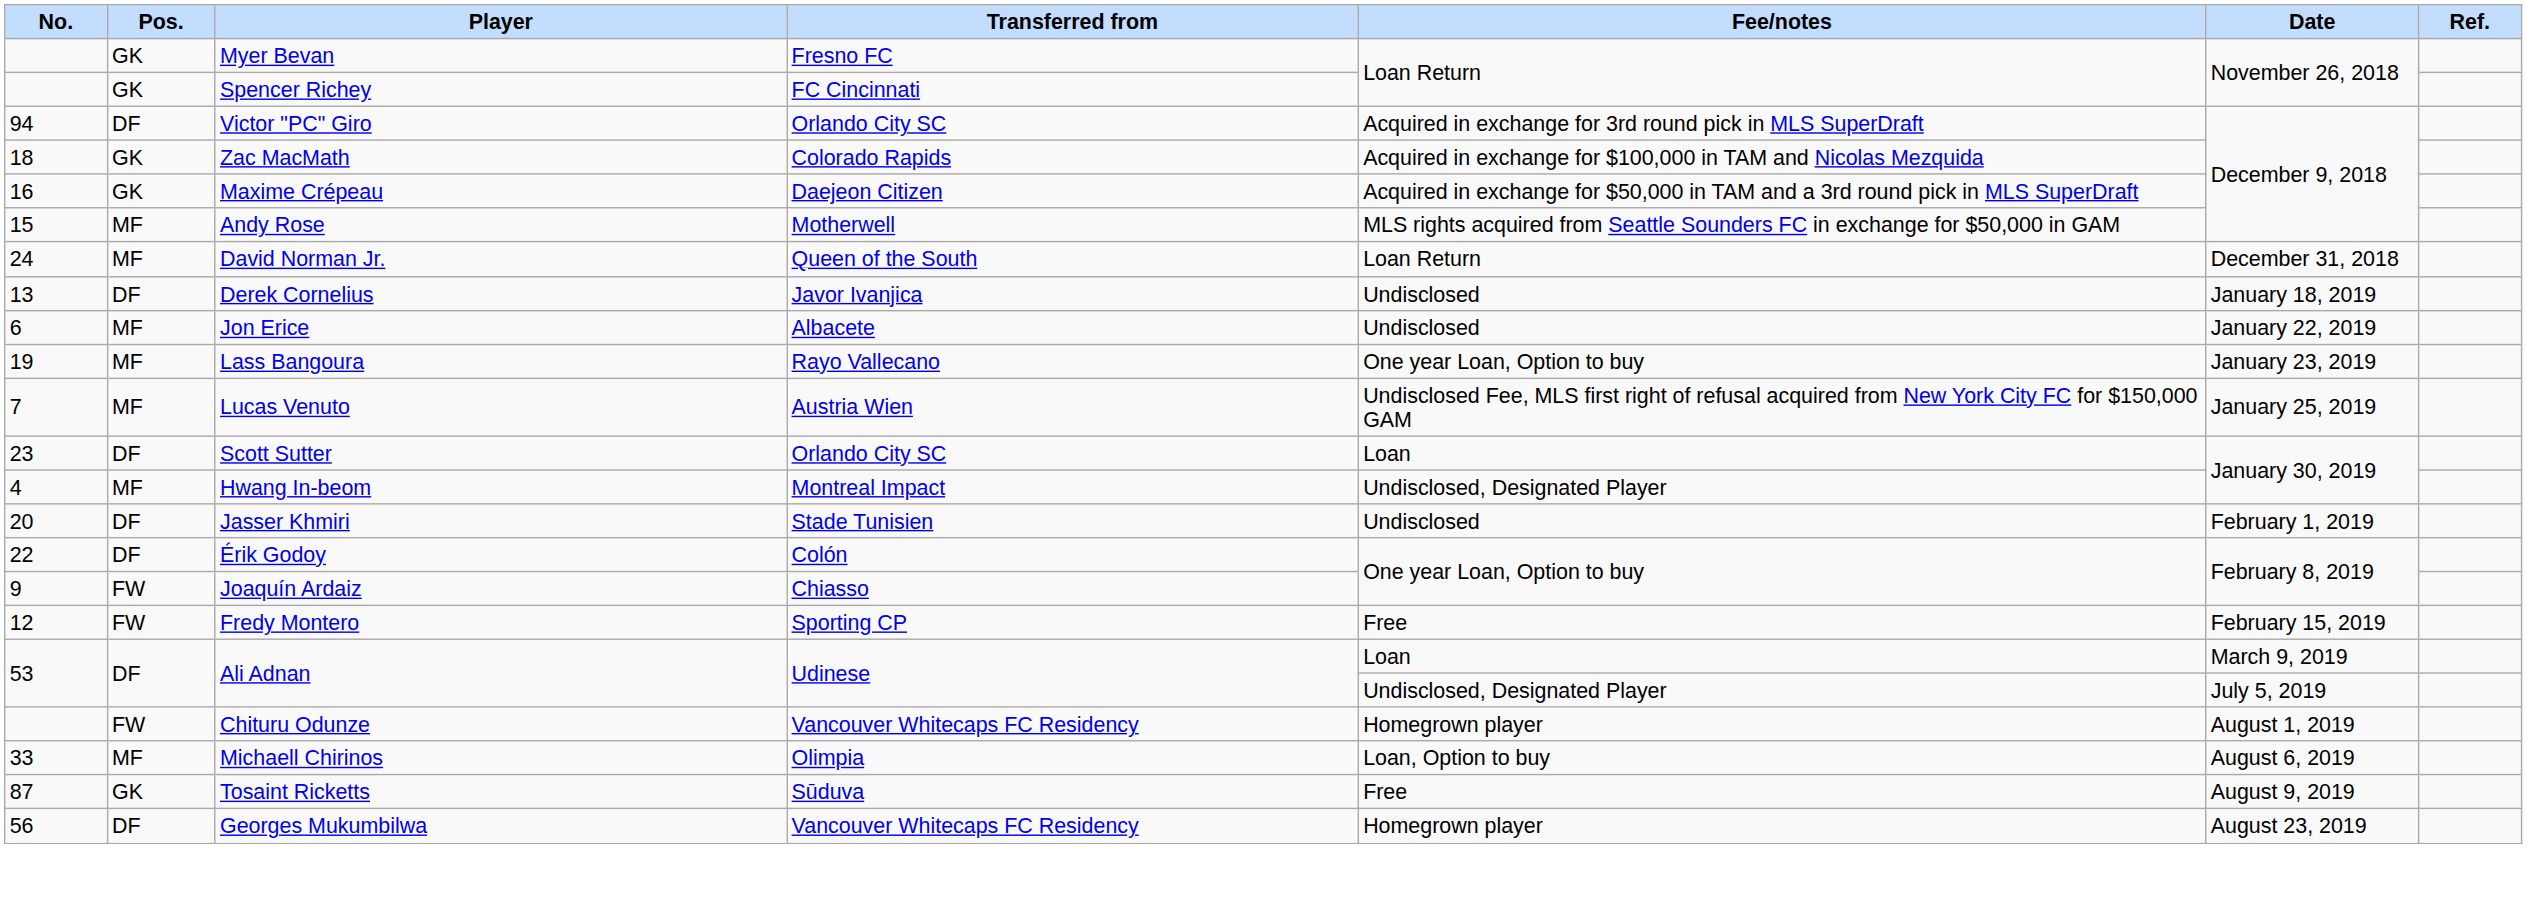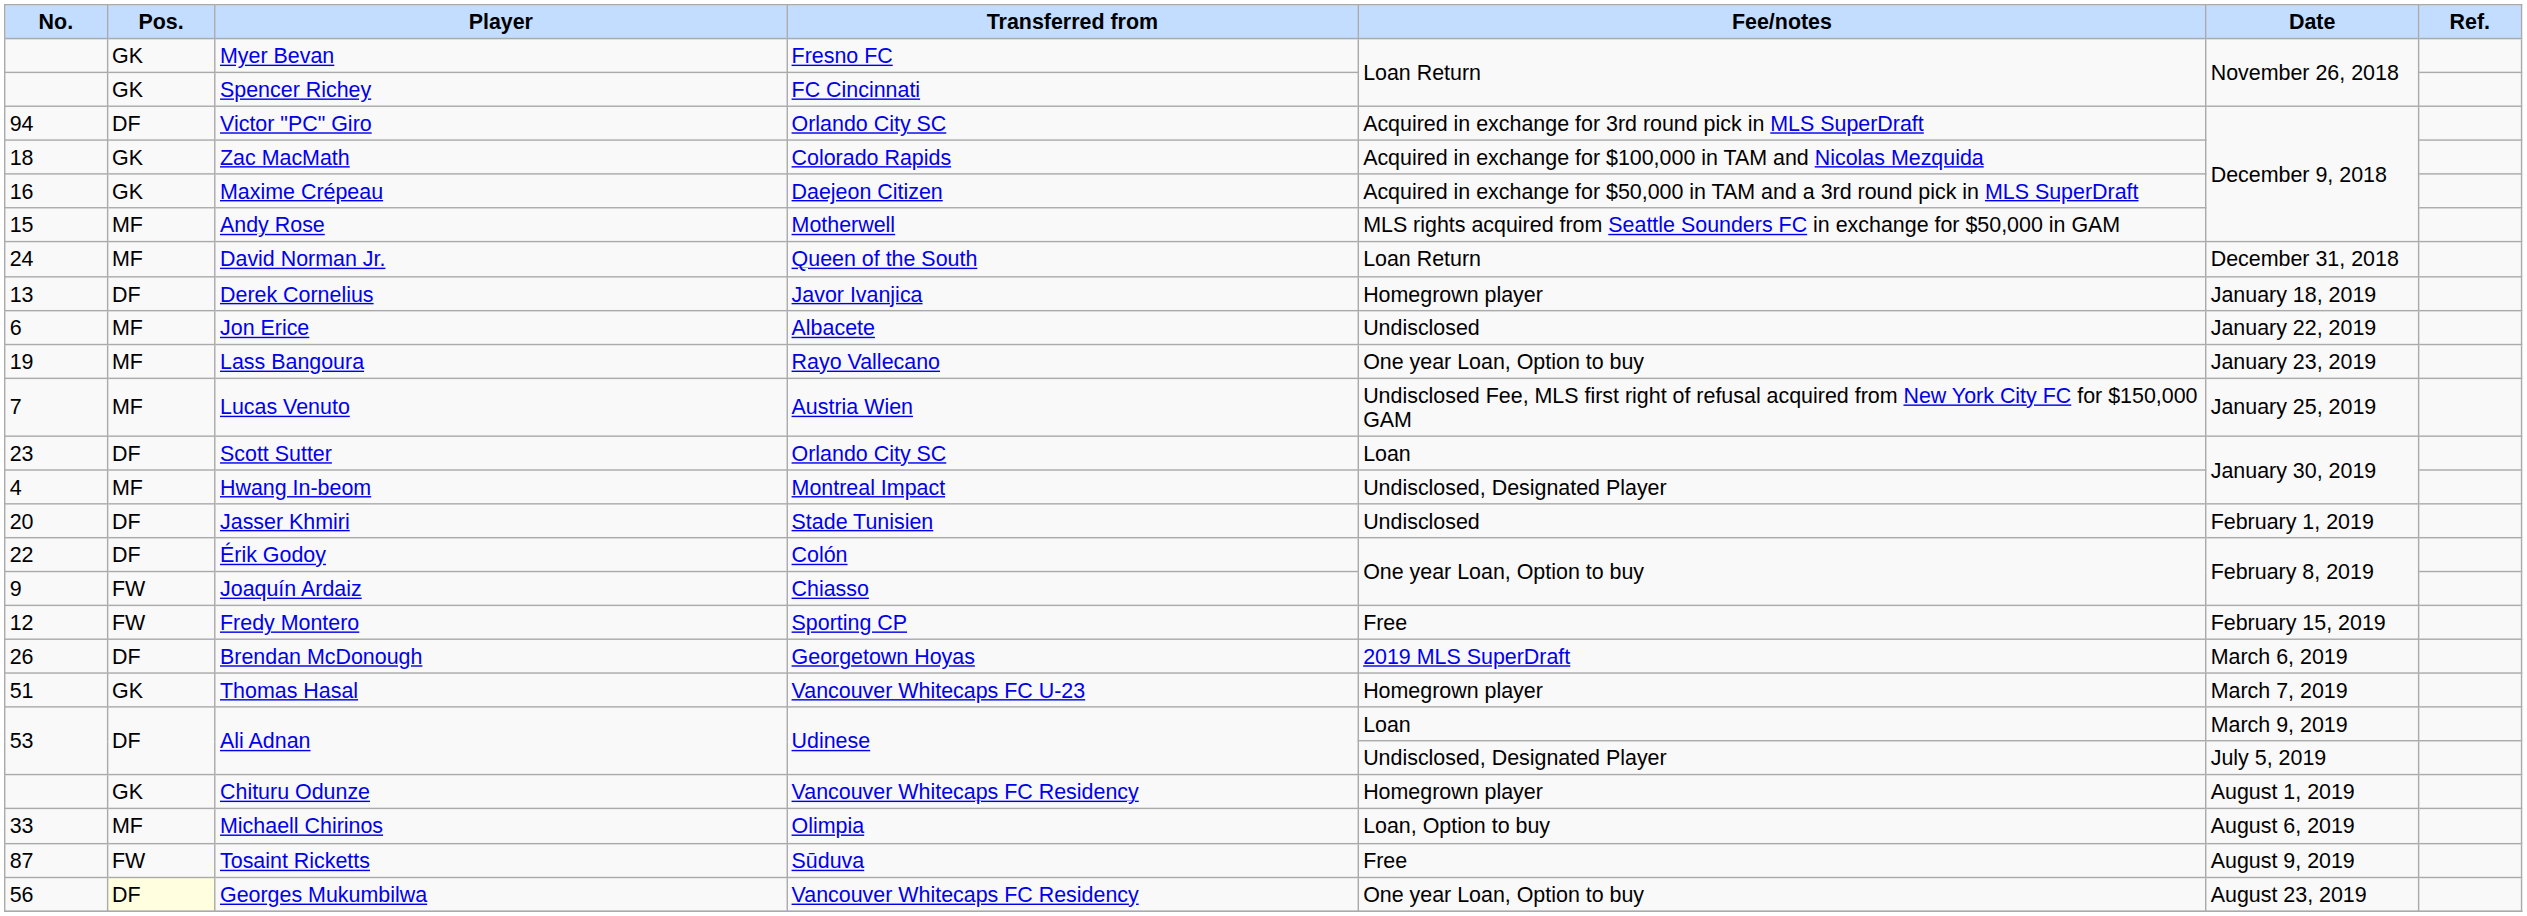(1421, 293) Undisclosed -> (1453, 293) Homegrown player
+ row: (22, 657)
+ row: (22, 690)
(129, 724) FW -> (127, 792) GK
(127, 792) GK -> (129, 860) FW
(126, 826) no background -> (126, 894) lightyellow background
(1453, 826) Homegrown player -> (1504, 894) One year Loan, Option to buy
